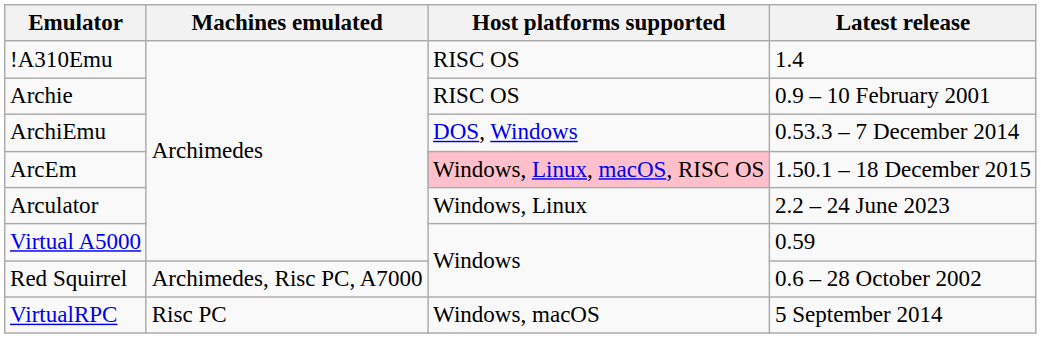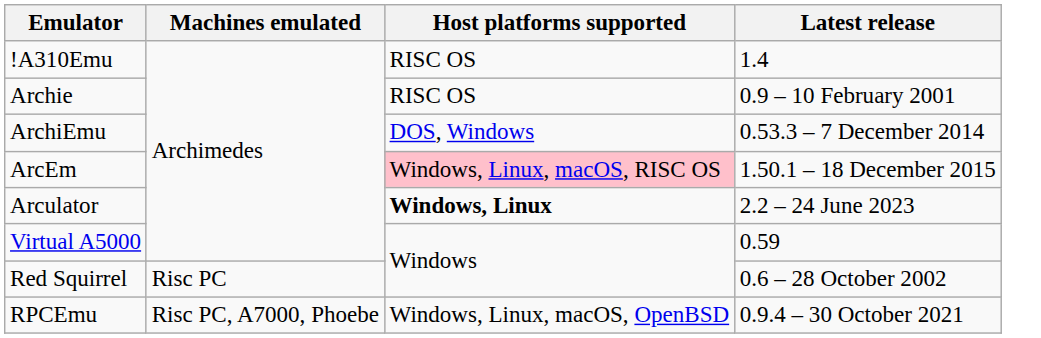(510, 205) normal -> (471, 205) bold
(287, 278) Archimedes, Risc PC, A7000 -> (189, 278) Risc PC
+ row: (54, 315)
- row: (64, 315)
